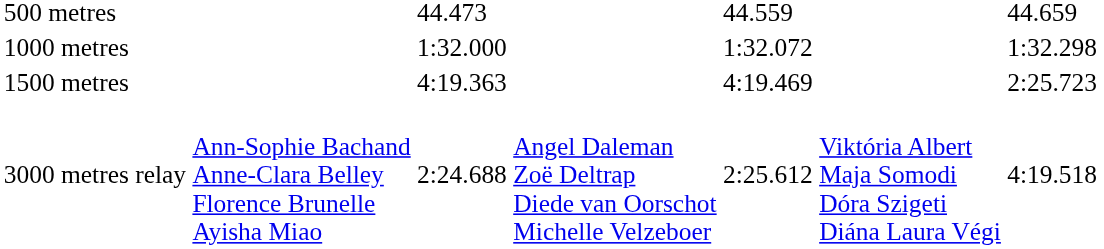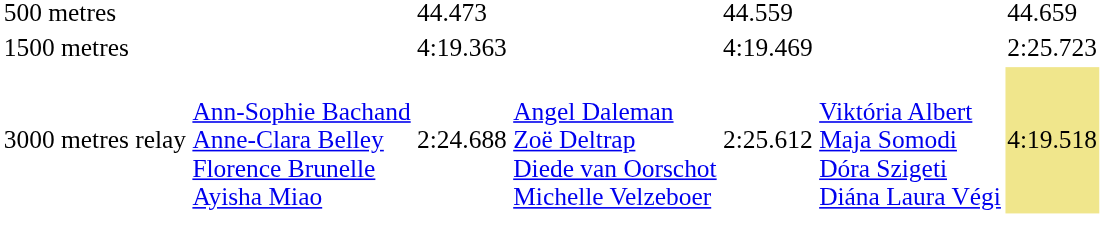- row: (66, 47)
(1052, 174) no background -> (1052, 139) khaki background
